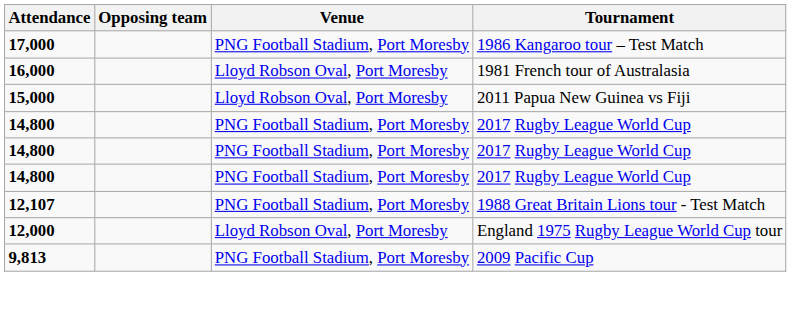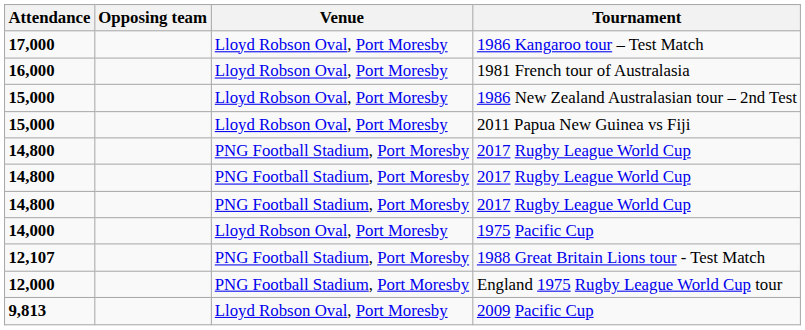(342, 44) PNG Football Stadium, Port Moresby -> (331, 44) Lloyd Robson Oval, Port Moresby
+ row: (31, 97)
+ row: (31, 230)
(331, 230) Lloyd Robson Oval, Port Moresby -> (342, 284) PNG Football Stadium, Port Moresby
(342, 257) PNG Football Stadium, Port Moresby -> (331, 310) Lloyd Robson Oval, Port Moresby
